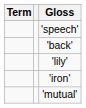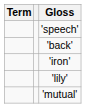rows swapped: (60, 62) <-> (60, 78)
